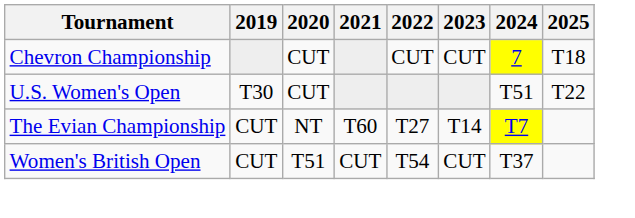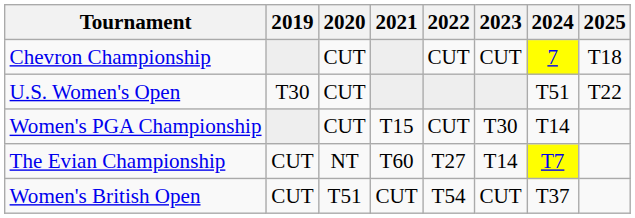+ row: (136, 126)
